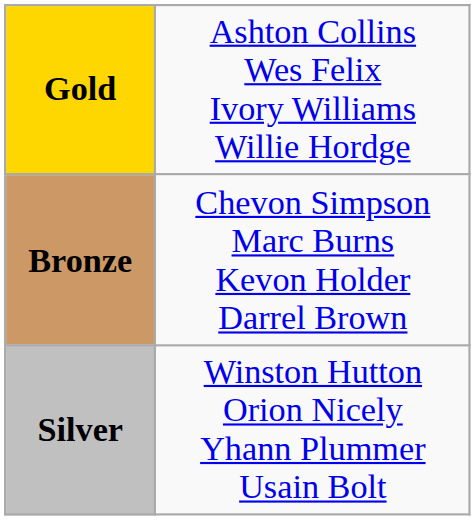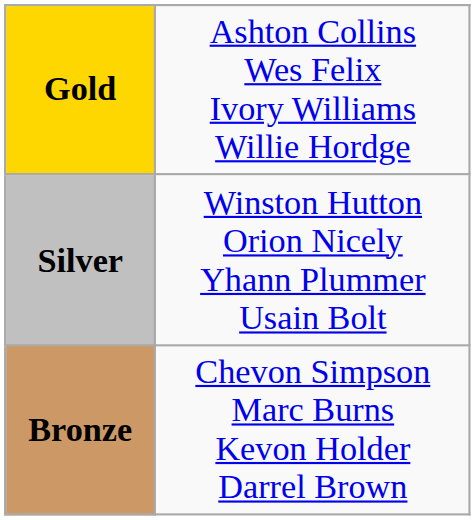rows swapped: (80, 429) <-> (80, 259)
